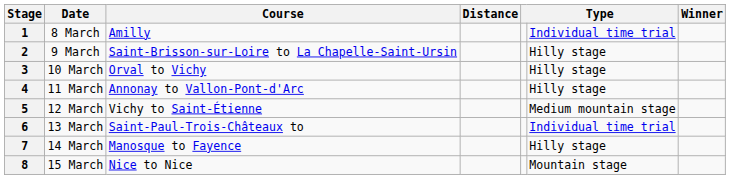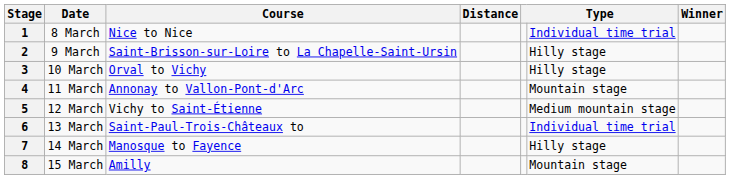(130, 33) Amilly -> (151, 33) Nice to Nice
(568, 89) Hilly stage -> (578, 89) Mountain stage
(151, 165) Nice to Nice -> (130, 165) Amilly
